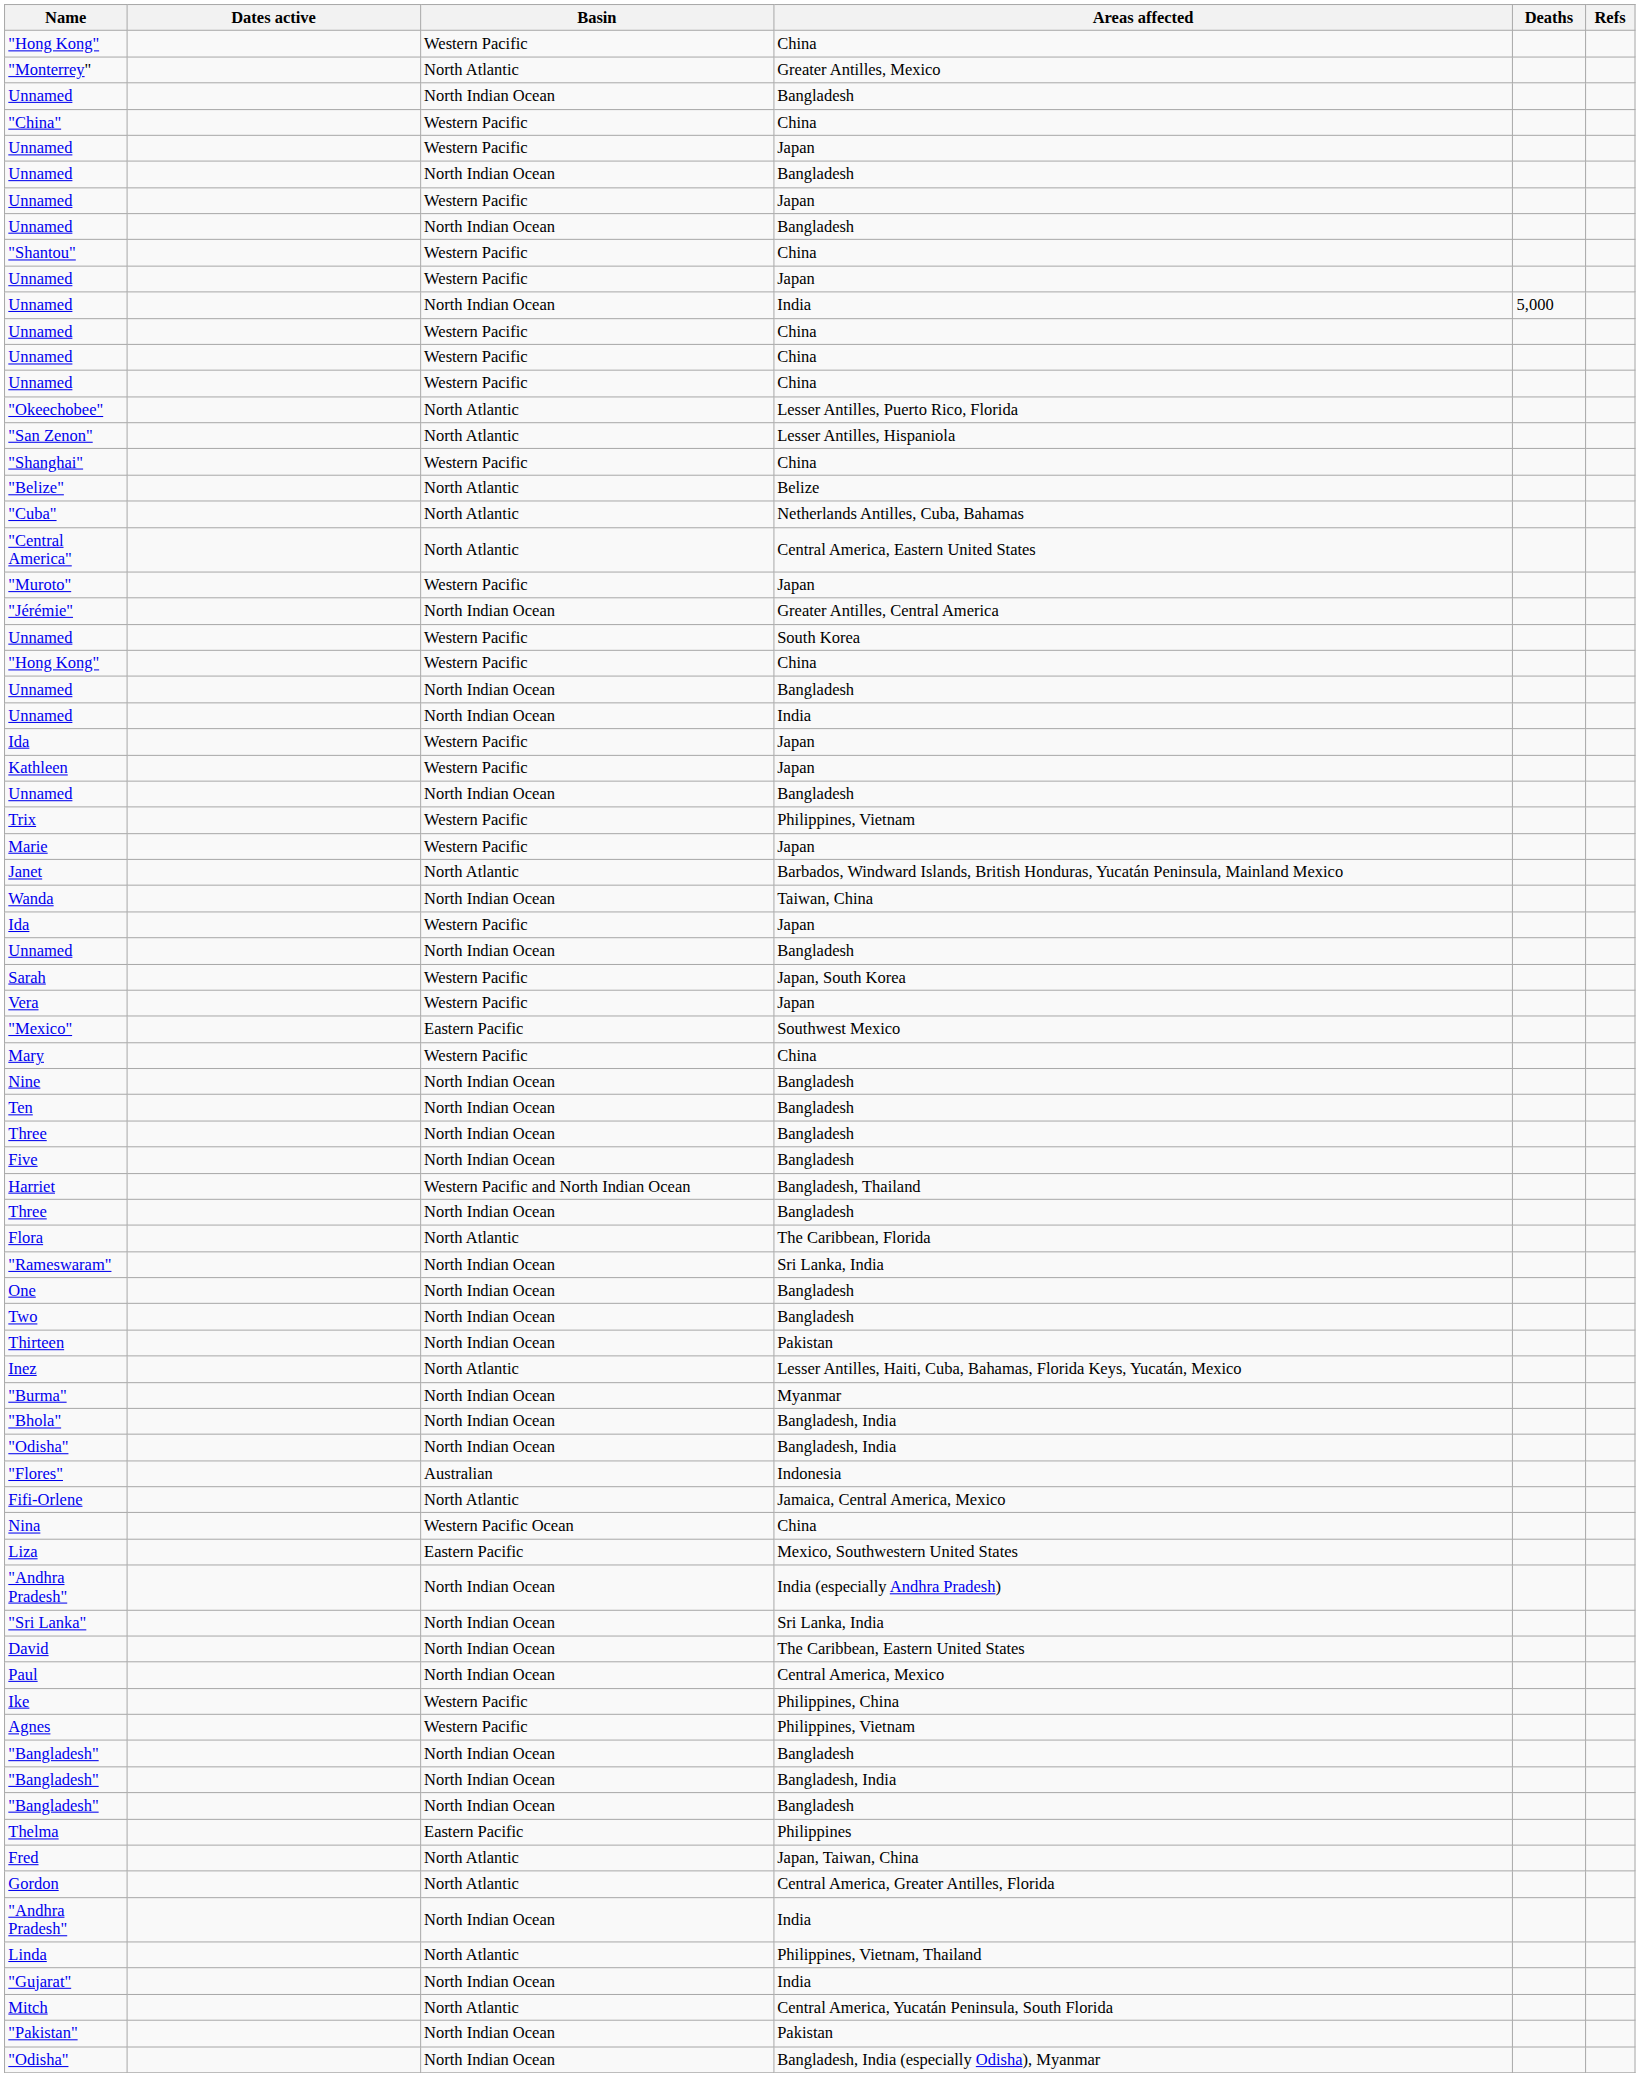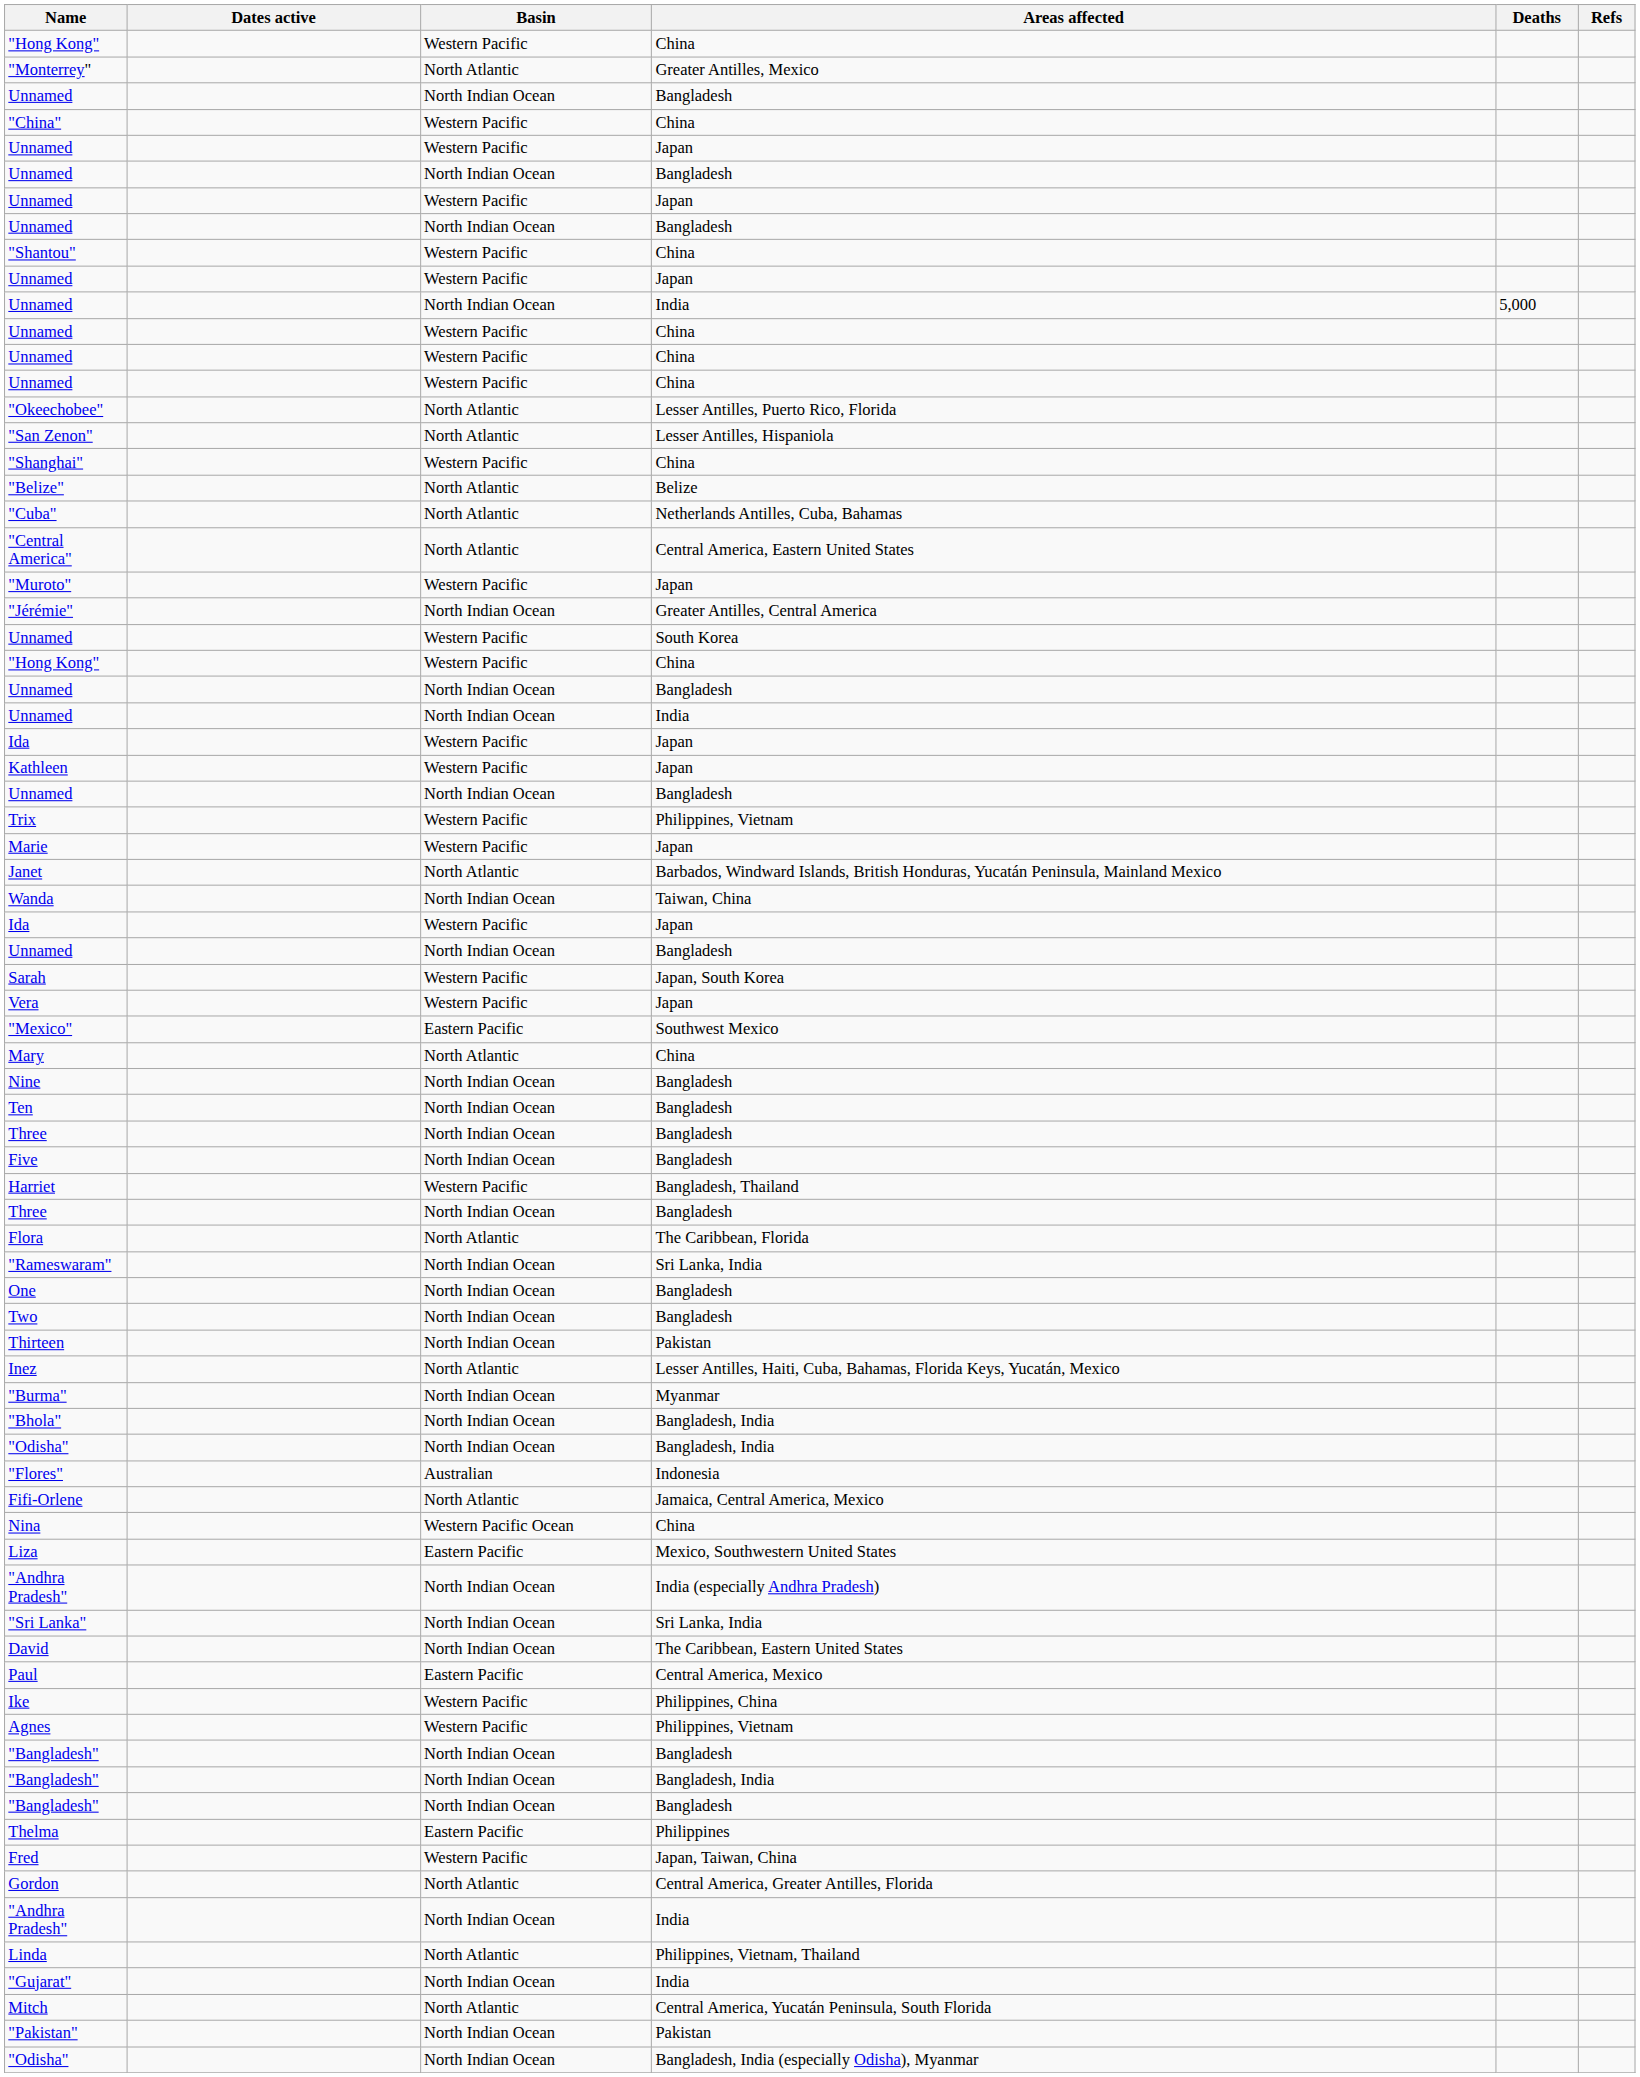(476, 1055) Western Pacific -> (471, 1055) North Atlantic
(557, 1186) Western Pacific and North Indian Ocean -> (476, 1186) Western Pacific
(490, 1675) North Indian Ocean -> (474, 1675) Eastern Pacific
(471, 1858) North Atlantic -> (476, 1858) Western Pacific
